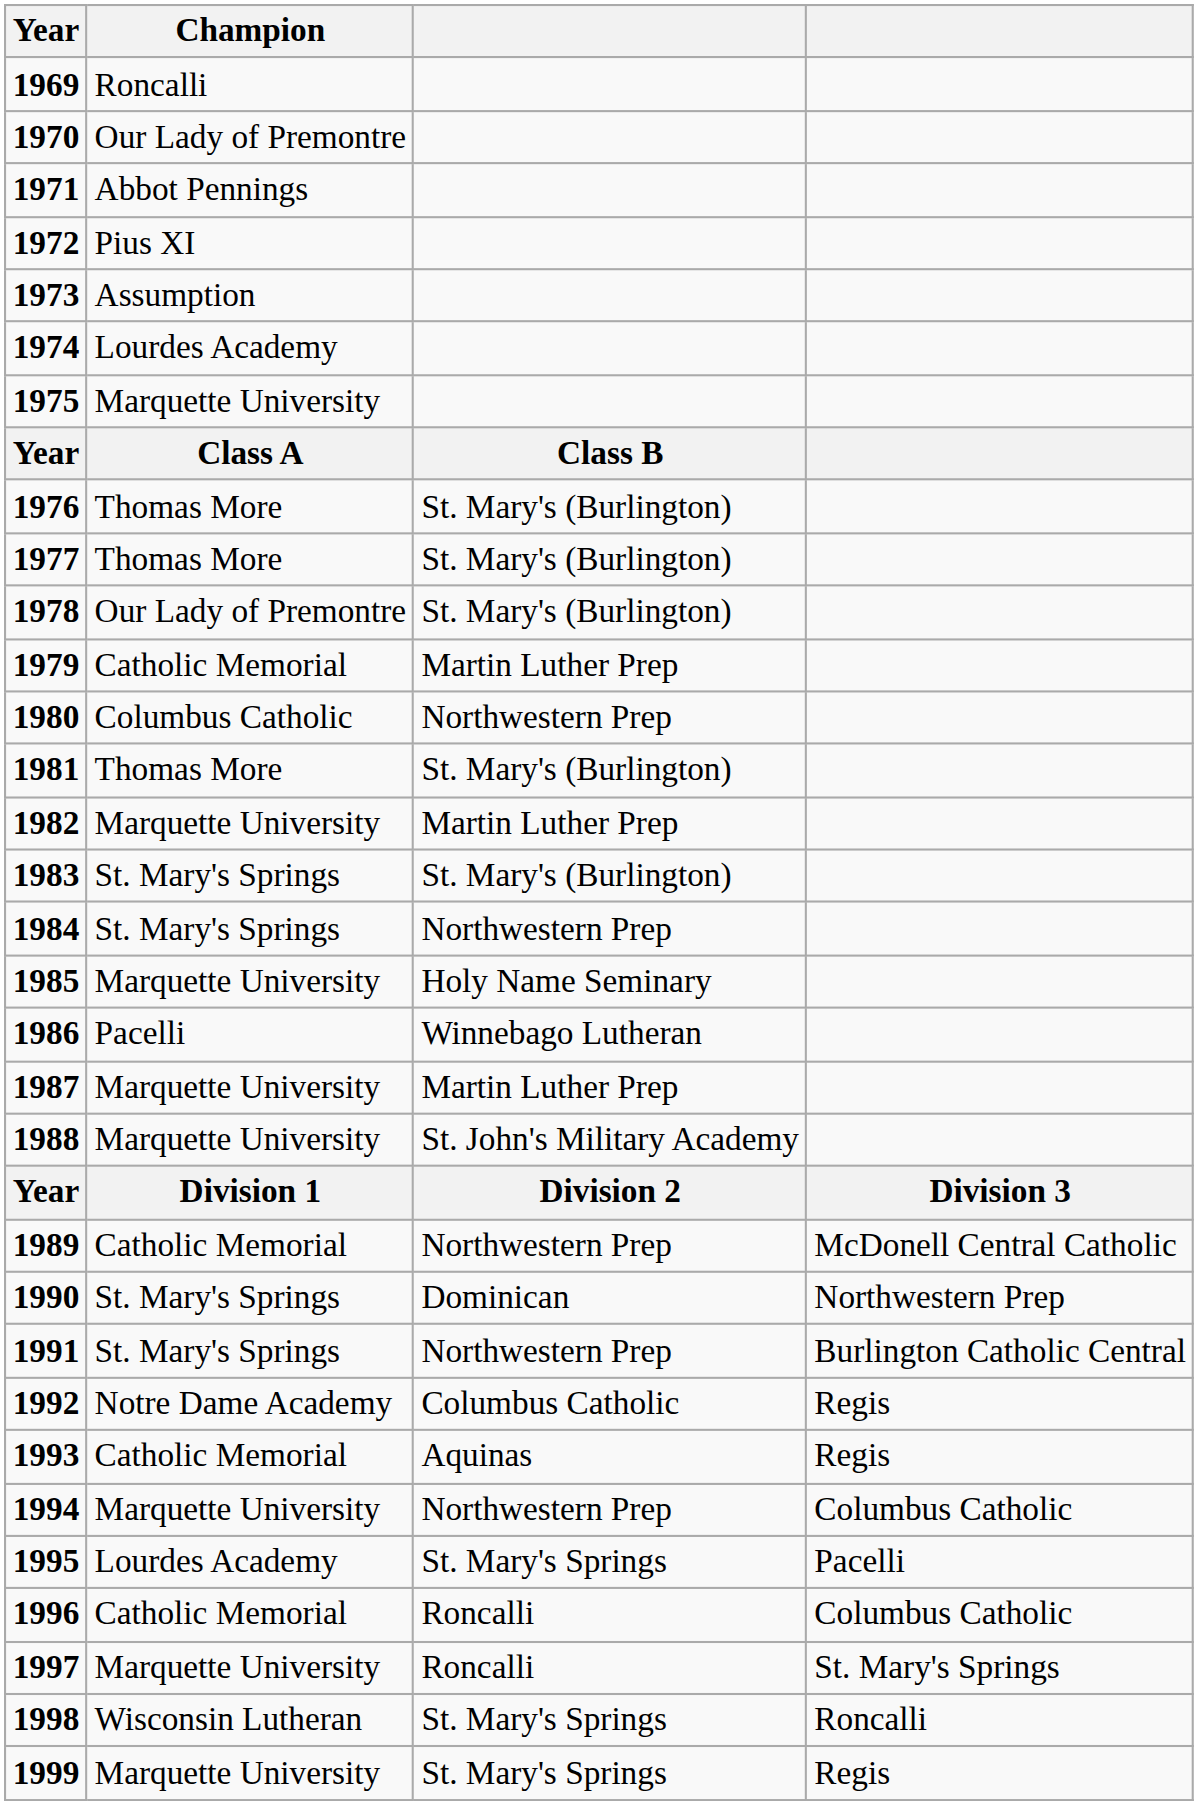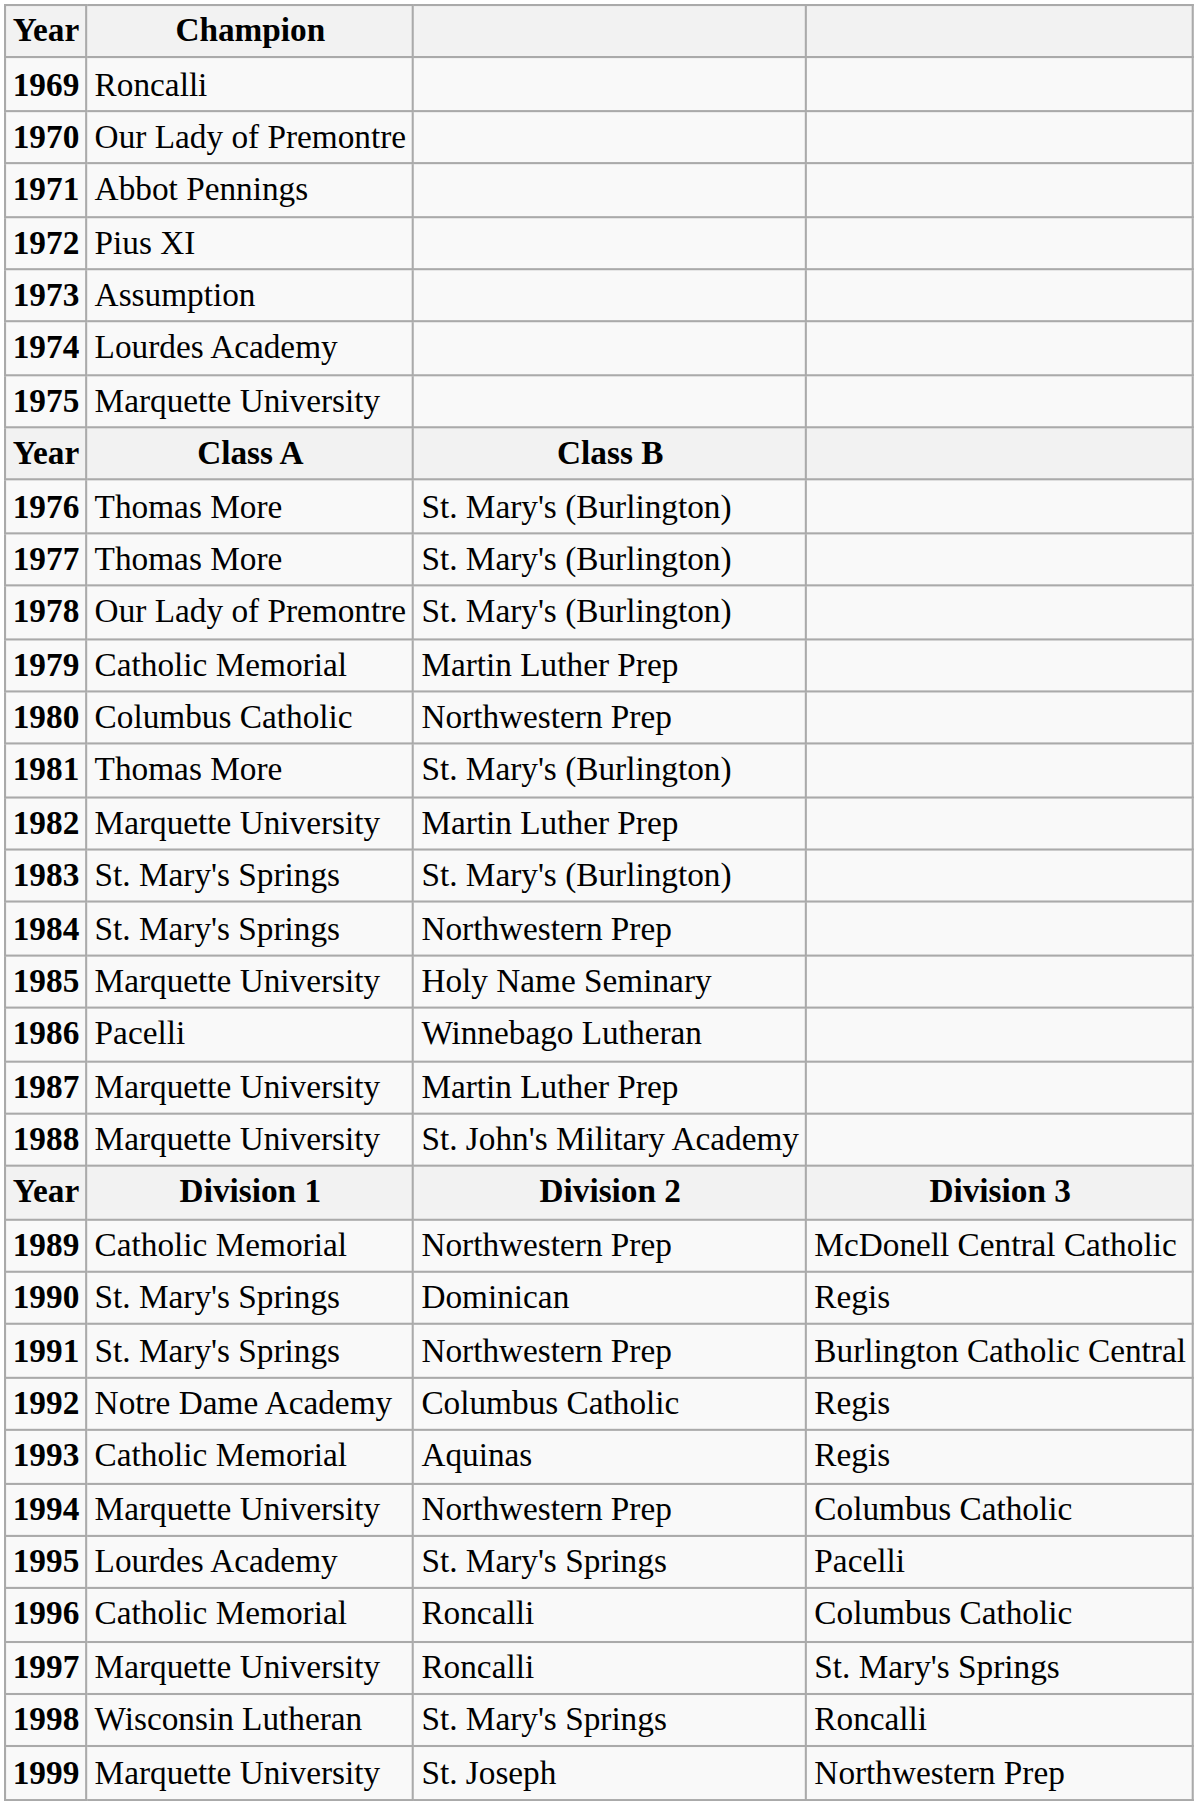(940, 1297) Northwestern Prep -> (852, 1297) Regis
(544, 1772) St. Mary's Springs -> (489, 1772) St. Joseph
(852, 1772) Regis -> (940, 1772) Northwestern Prep
